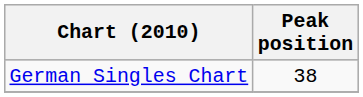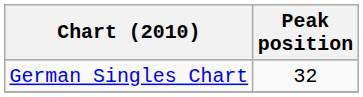(305, 76) 38 -> (305, 76) 32
